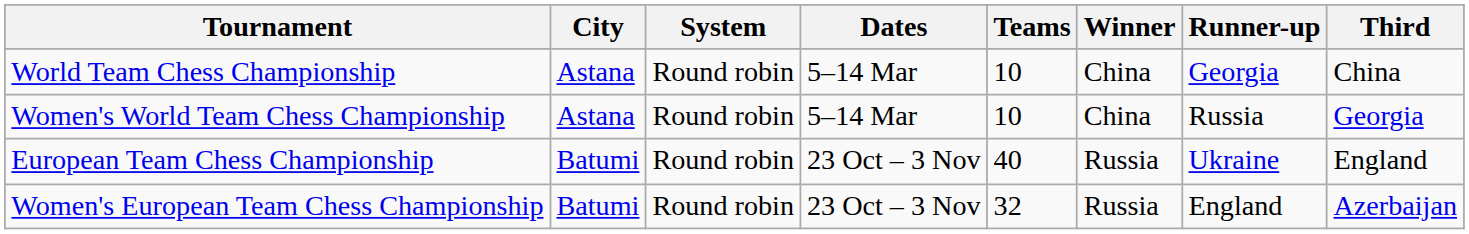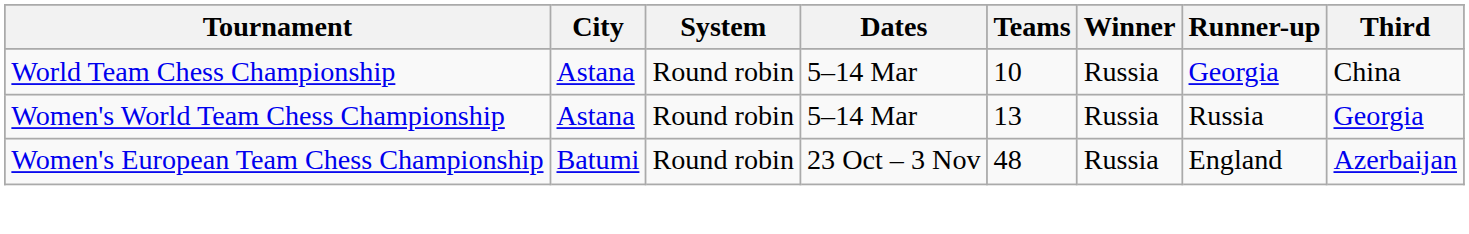(1117, 71) China -> (1121, 71) Russia
(1008, 116) 10 -> (1008, 116) 13
(1117, 116) China -> (1121, 116) Russia
- row: (222, 160)
(1008, 205) 32 -> (1008, 160) 48
